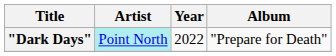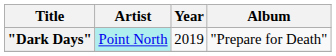(189, 39) 2022 -> (189, 39) 2019
